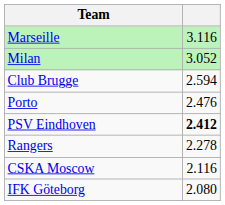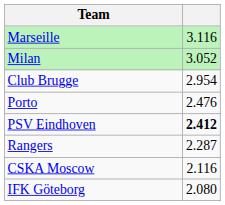(201, 80) 2.594 -> (201, 80) 2.954
(201, 146) 2.278 -> (201, 146) 2.287
